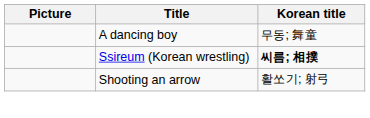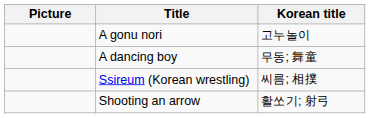+ row: (130, 35)
(289, 57) bold -> (289, 79) normal
